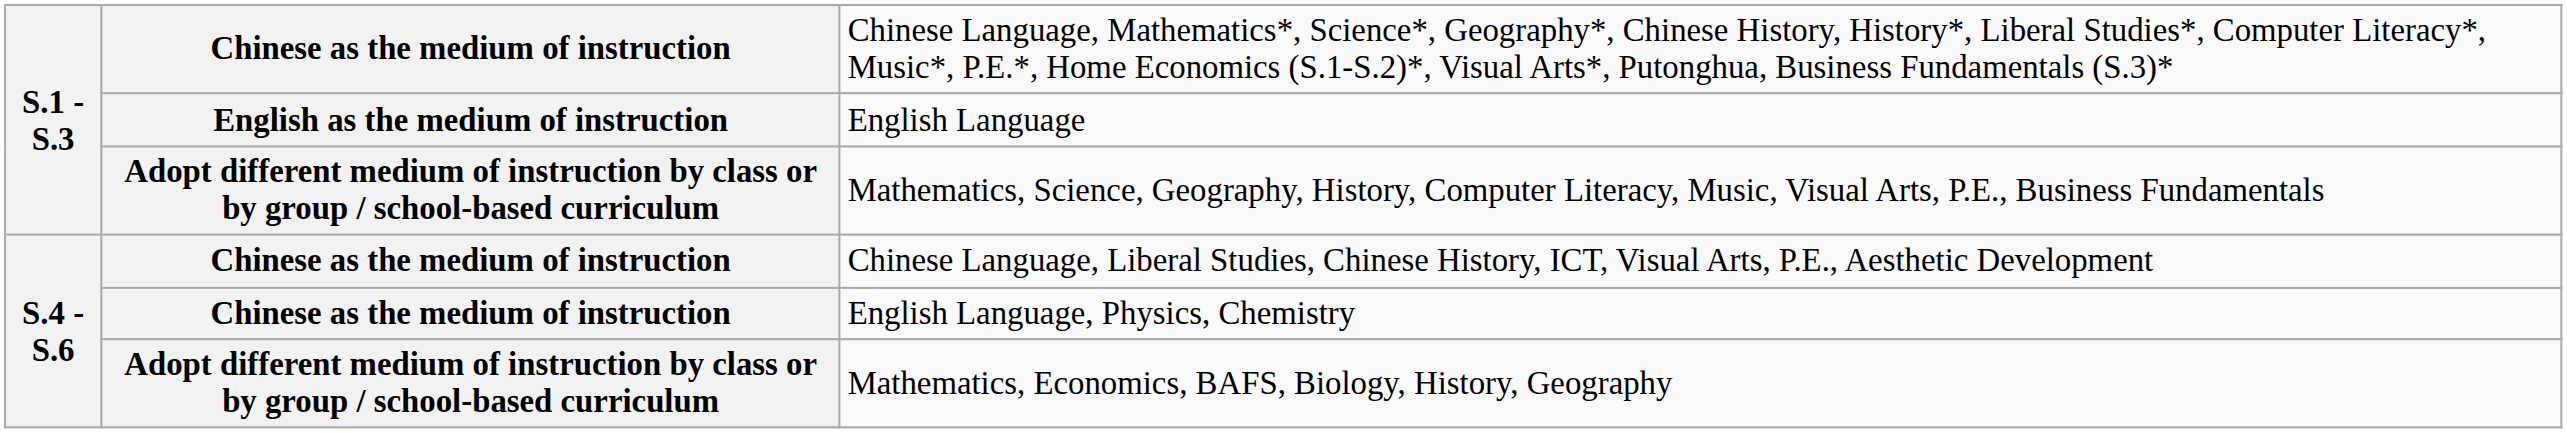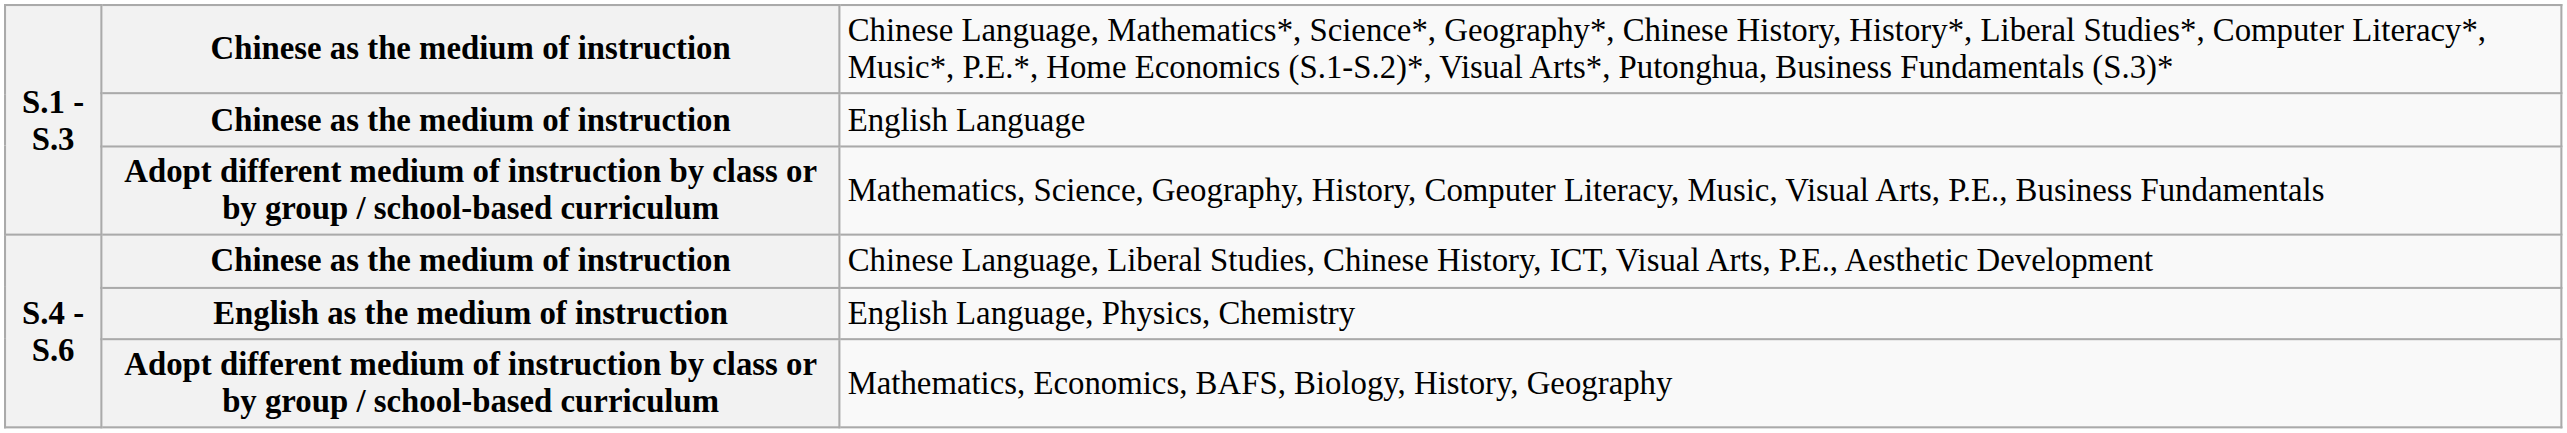(471, 119) English as the medium of instruction -> (471, 119) Chinese as the medium of instruction
(471, 312) Chinese as the medium of instruction -> (471, 312) English as the medium of instruction
